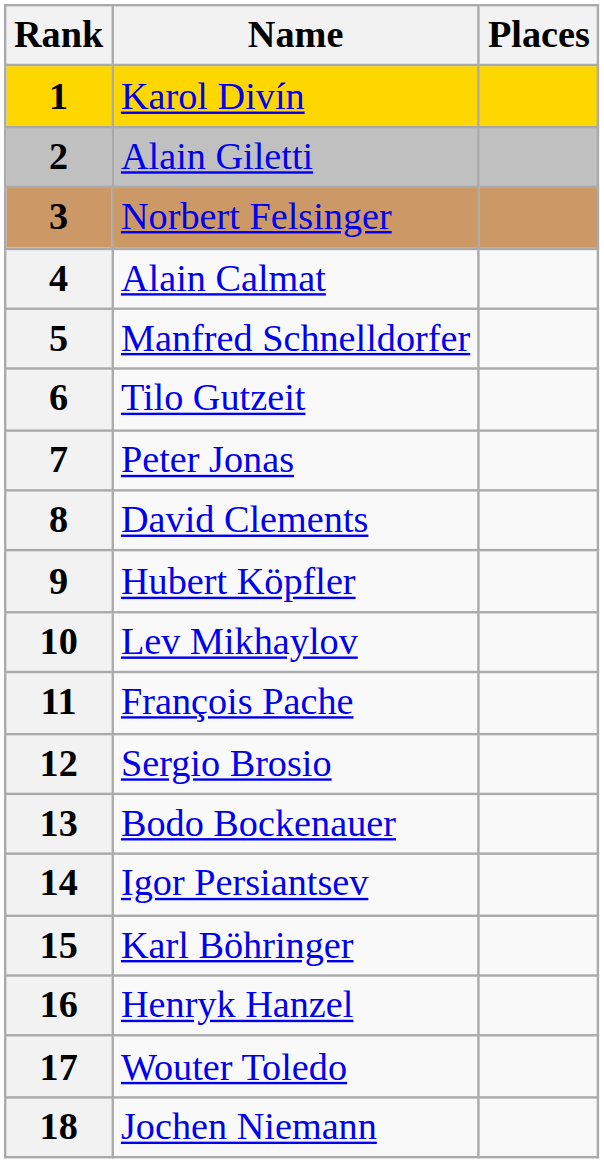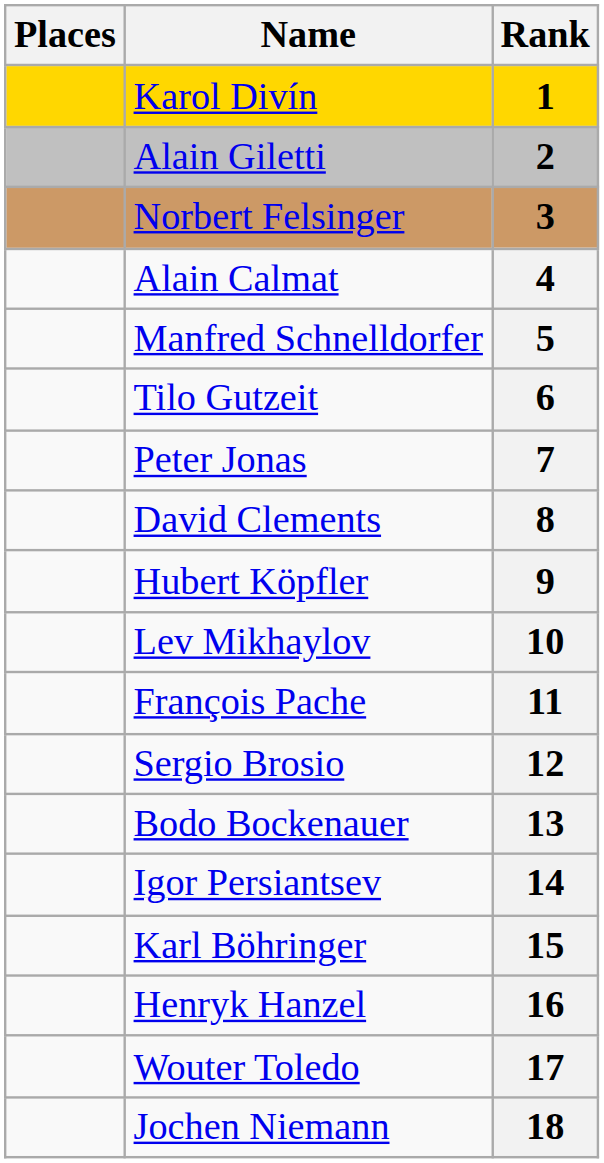columns swapped: (59, 34) <-> (539, 34)
